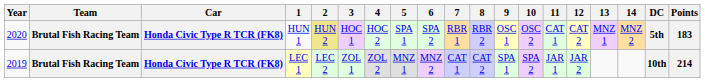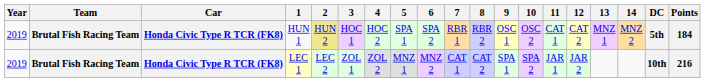(17, 34) 2020 -> (17, 34) 2019
(684, 34) 183 -> (684, 34) 184
(684, 63) 214 -> (684, 63) 216
